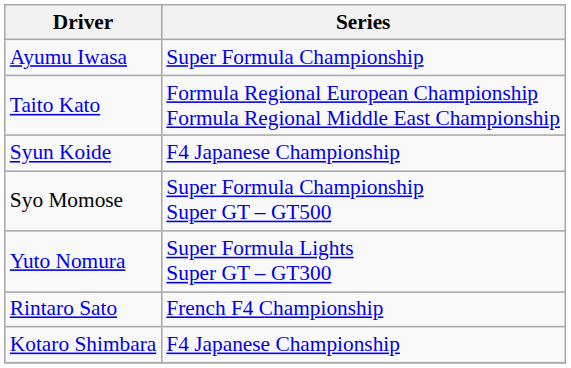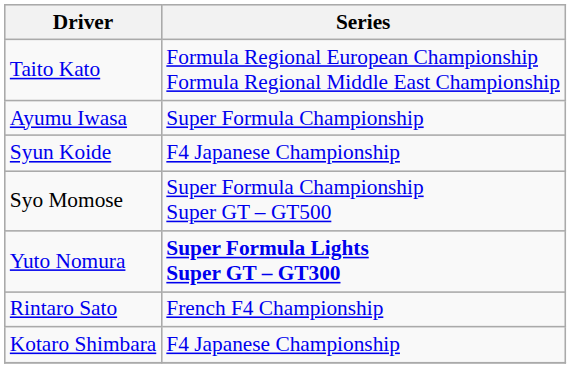rows swapped: (68, 56) <-> (55, 104)
(260, 260) normal -> (268, 260) bold
